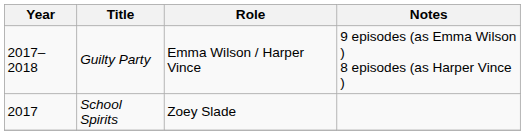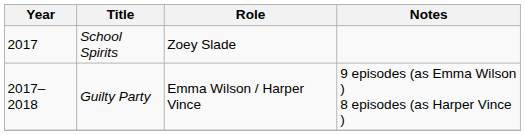rows swapped: (115, 59) <-> (101, 111)
